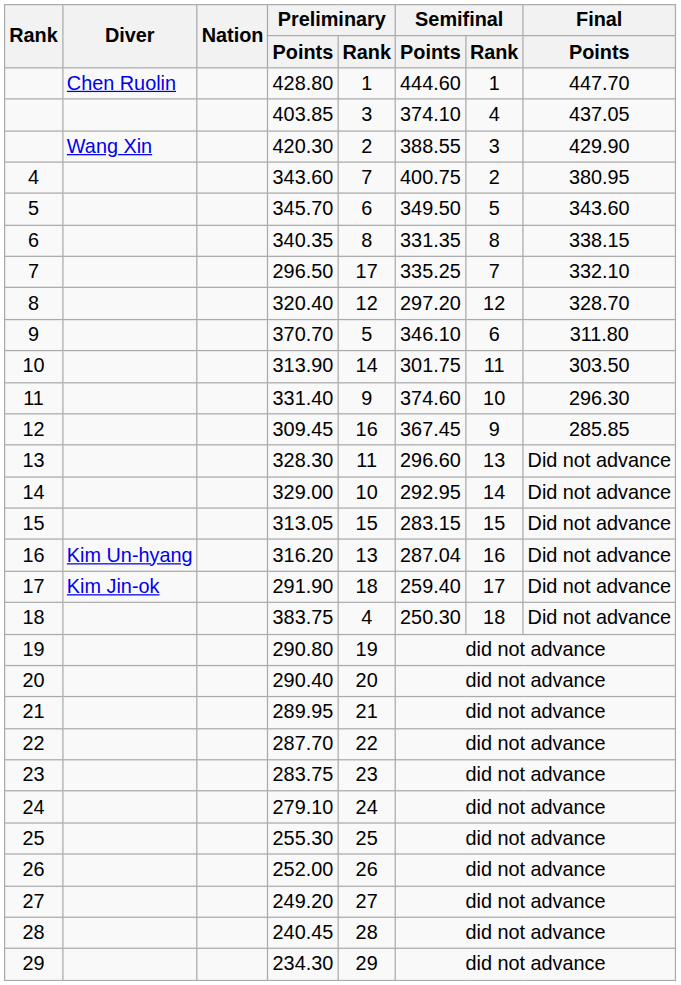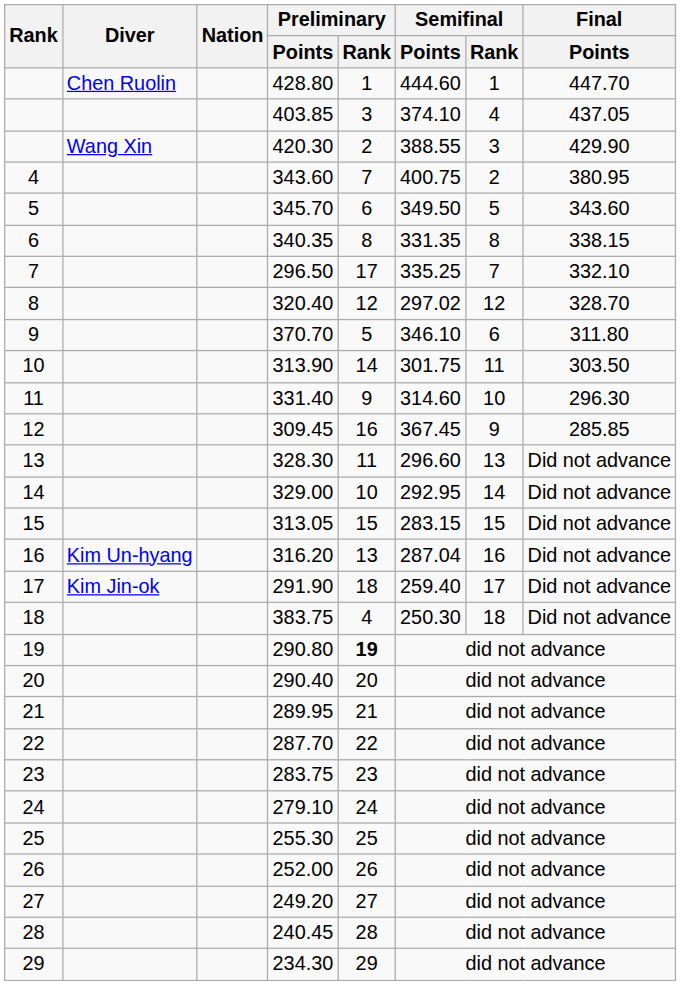(430, 303) 297.20 -> (430, 303) 297.02
(430, 397) 374.60 -> (430, 397) 314.60
(367, 649) normal -> (367, 649) bold
